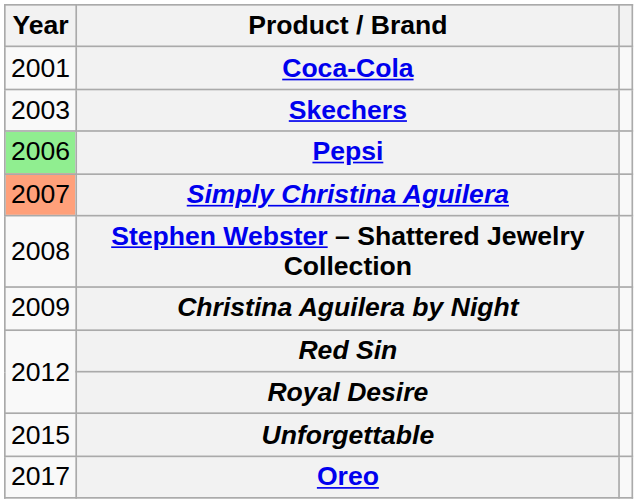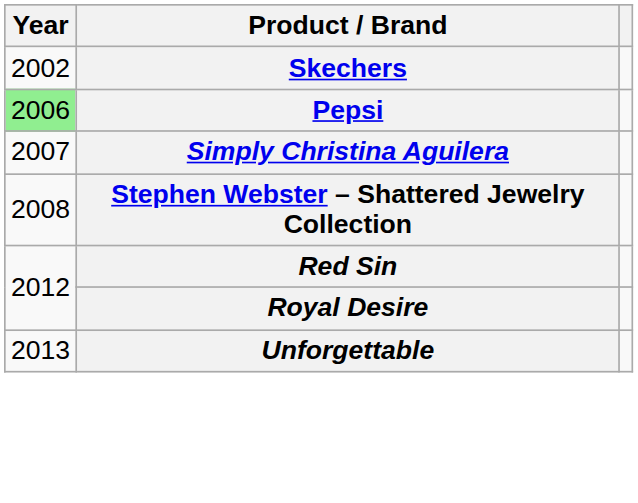- row: (348, 67)
(40, 109) 2003 -> (40, 67) 2002
(40, 194) lightsalmon background -> (40, 151) no background
- row: (348, 308)
(40, 434) 2015 -> (40, 350) 2013
- row: (348, 476)
